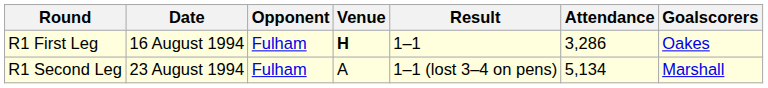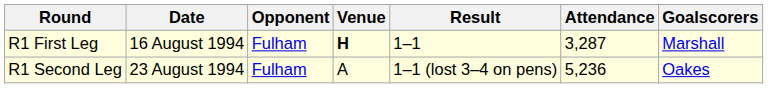(585, 43) 3,286 -> (585, 43) 3,287
(686, 43) Oakes -> (693, 43) Marshall
(585, 69) 5,134 -> (585, 69) 5,236
(693, 69) Marshall -> (686, 69) Oakes
